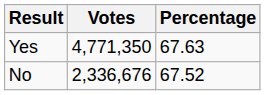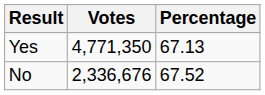(182, 47) 67.63 -> (182, 47) 67.13
